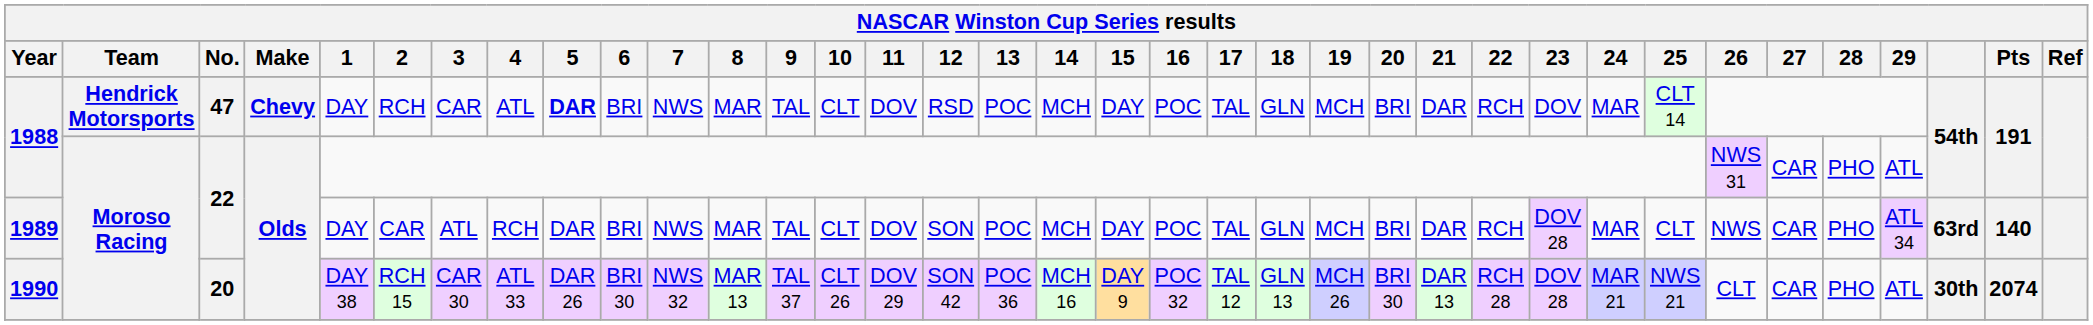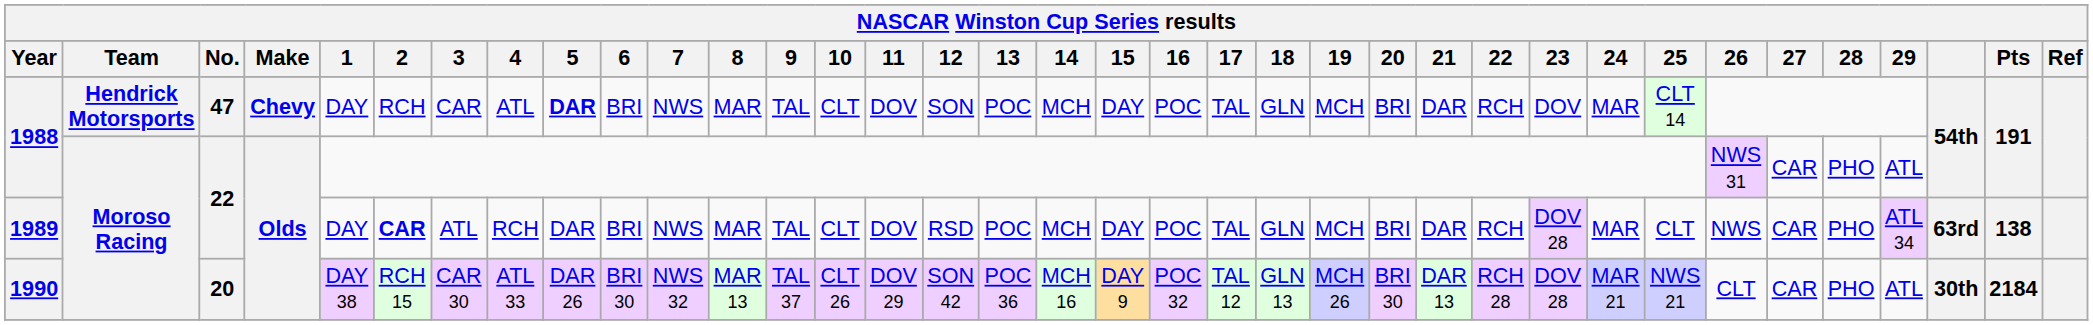(951, 107) RSD -> (951, 107) SON
(402, 228) normal -> (402, 228) bold
(951, 228) SON -> (951, 228) RSD
(2013, 228) 140 -> (2013, 228) 138
(2013, 289) 2074 -> (2013, 289) 2184
